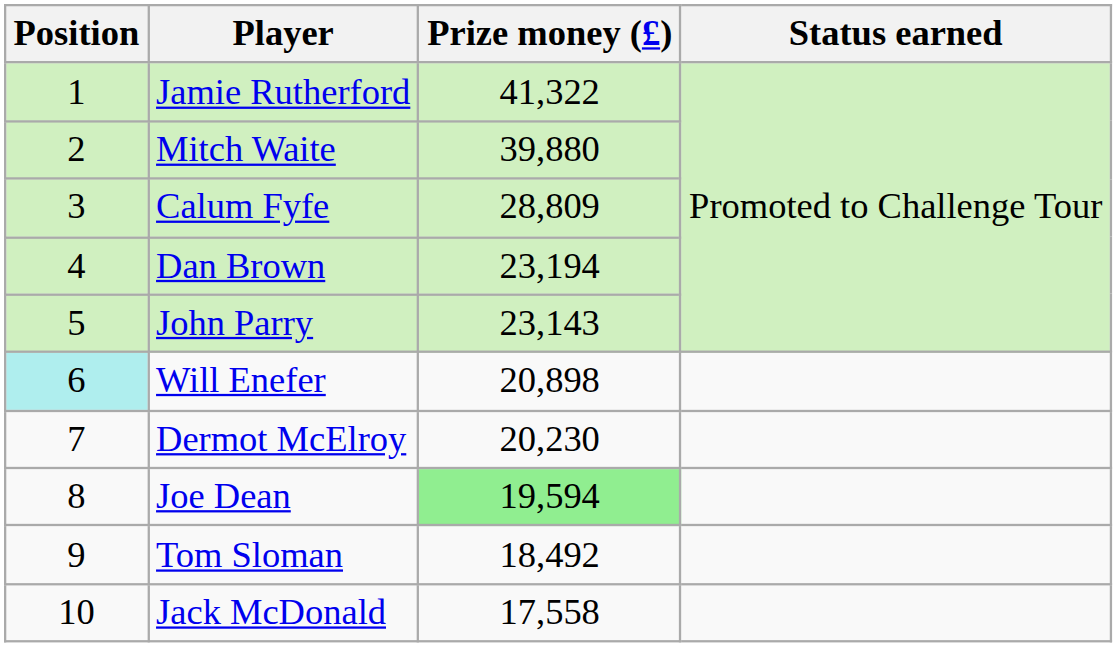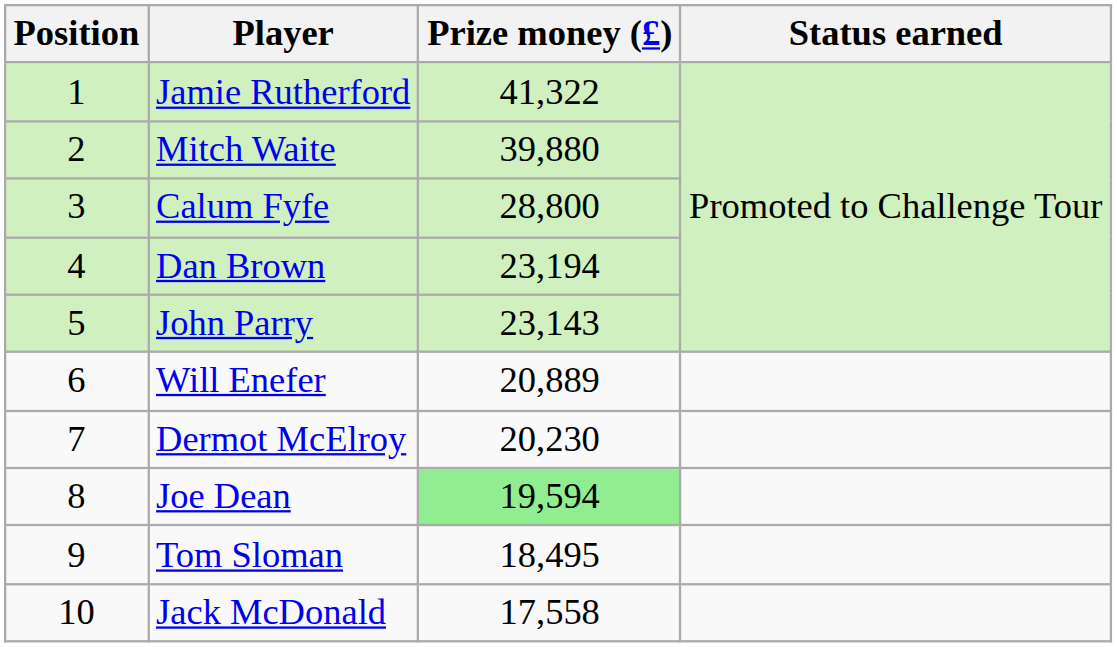(550, 206) 28,809 -> (550, 206) 28,800
(76, 380) paleturquoise background -> (76, 380) no background
(550, 380) 20,898 -> (550, 380) 20,889
(550, 554) 18,492 -> (550, 554) 18,495
